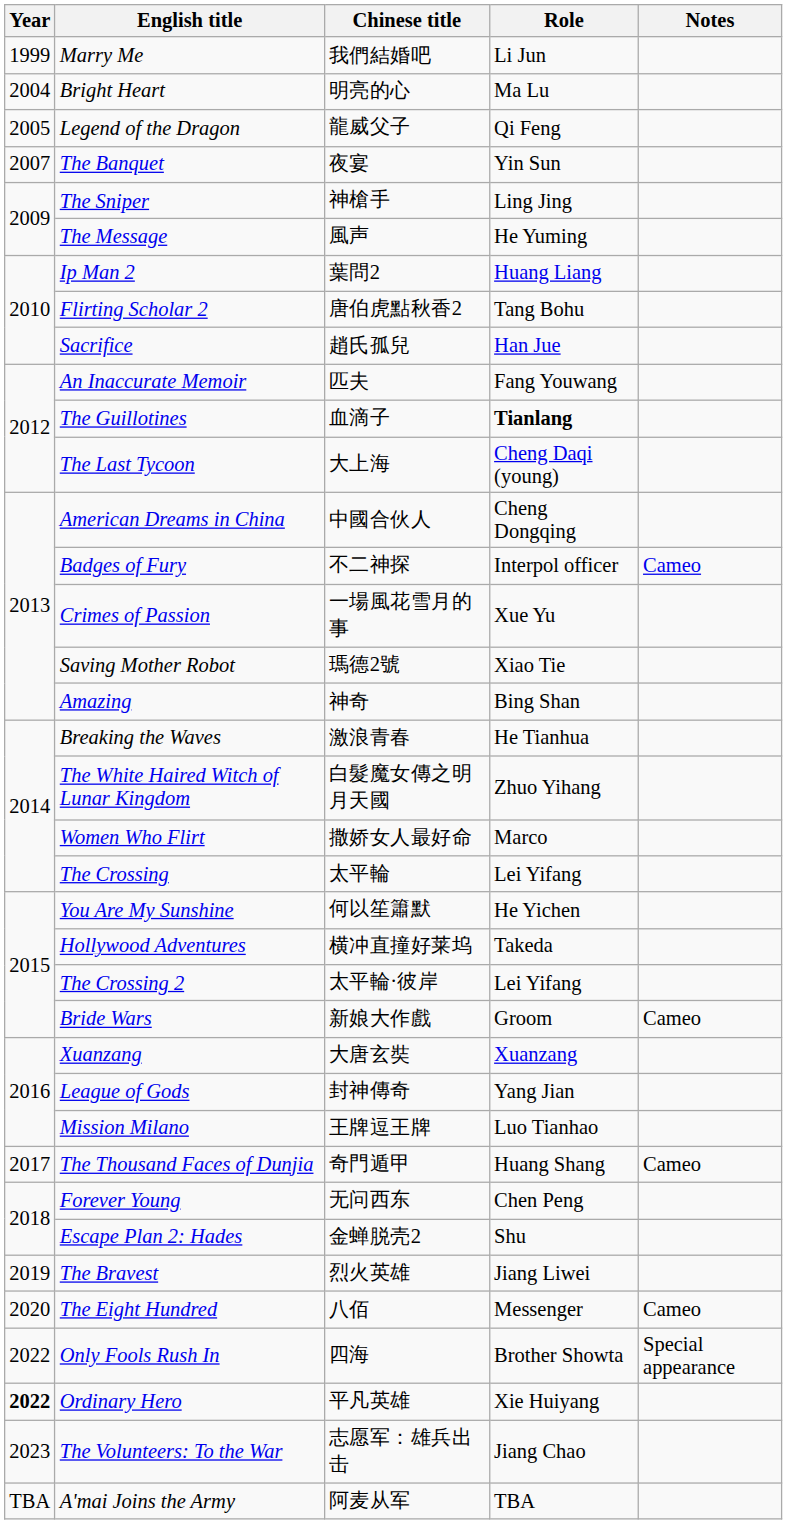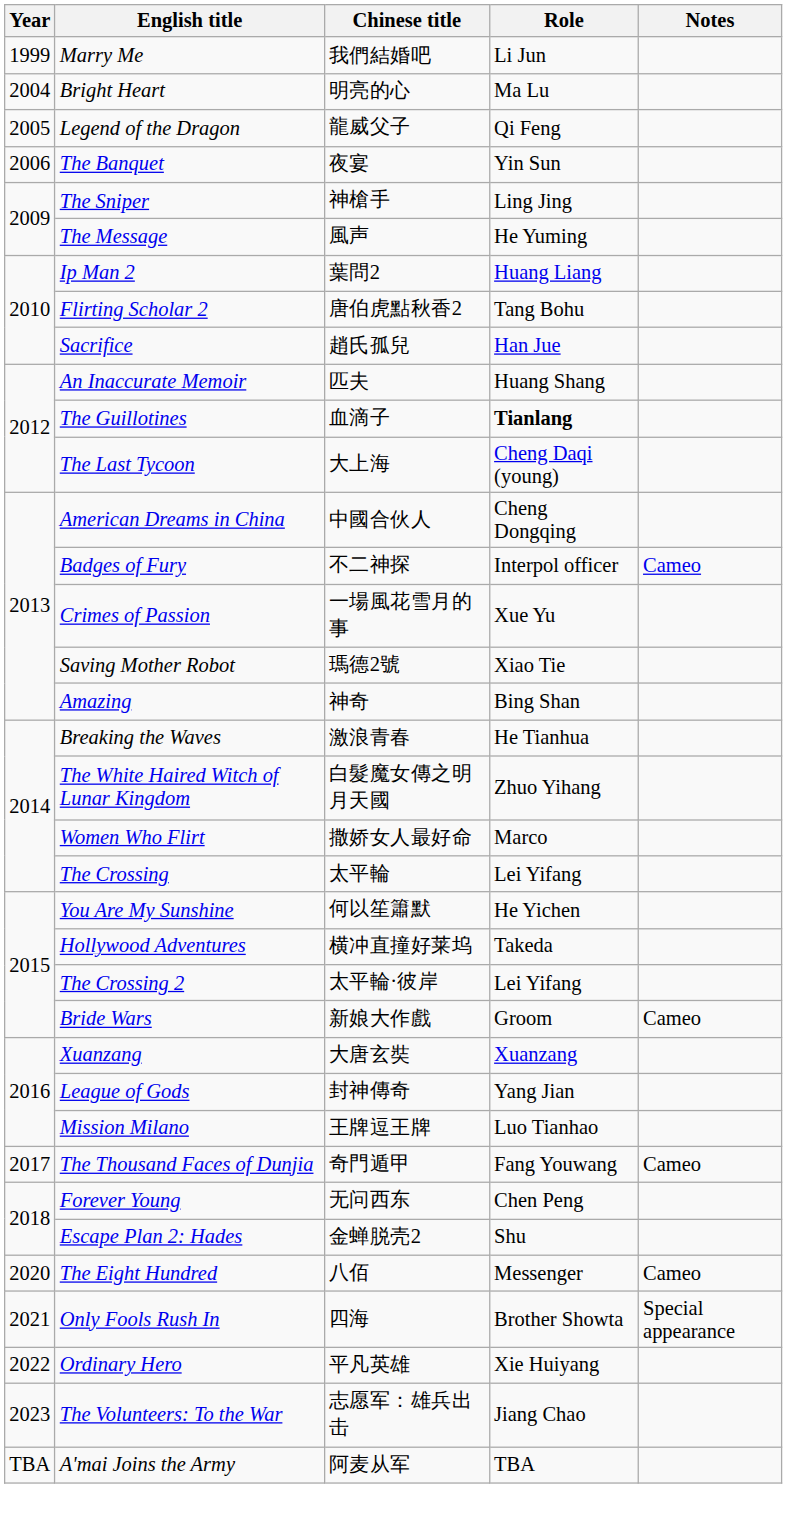(30, 164) 2007 -> (30, 164) 2006
(556, 382) Fang Youwang -> (550, 382) Huang Shang
(550, 1164) Huang Shang -> (556, 1164) Fang Youwang
- row: (109, 1273)
(30, 1355) 2022 -> (30, 1319) 2021
(30, 1401) bold -> (30, 1365) normal
